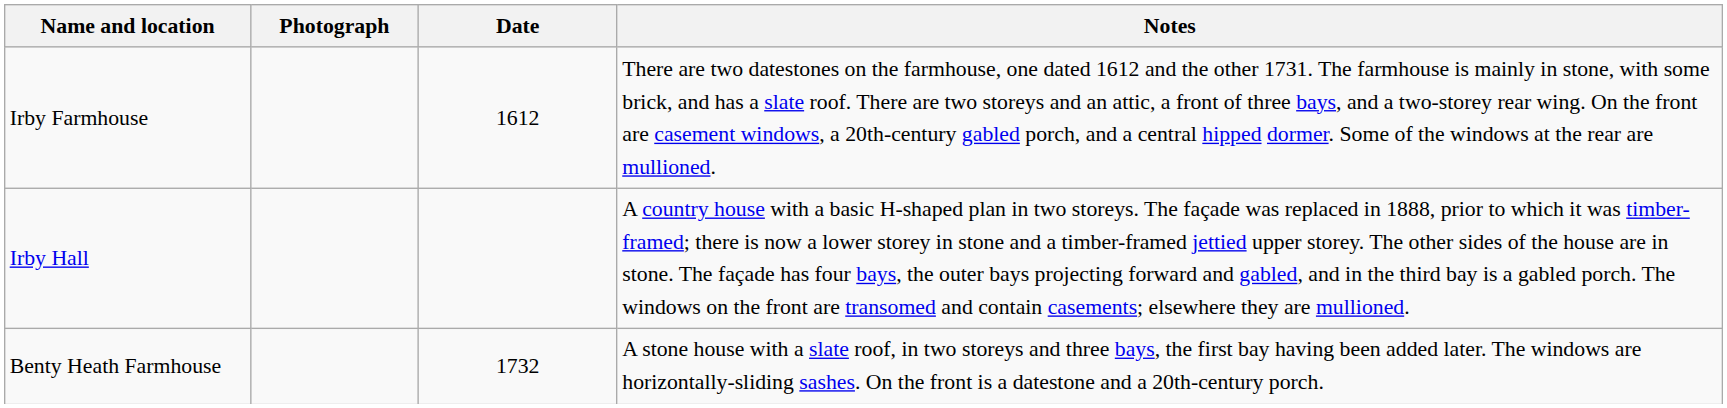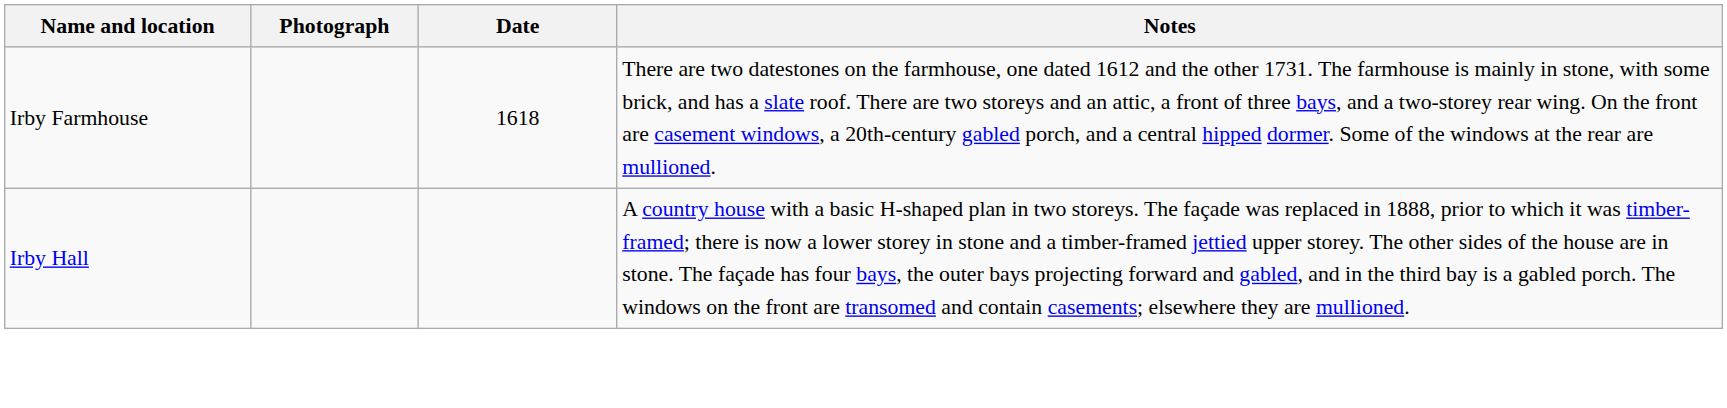(518, 117) 1612 -> (518, 117) 1618
- row: (115, 366)
